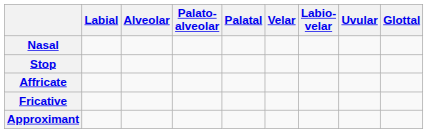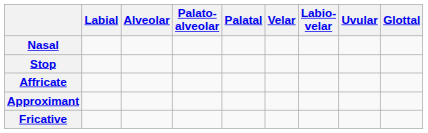rows swapped: (43, 100) <-> (43, 119)
